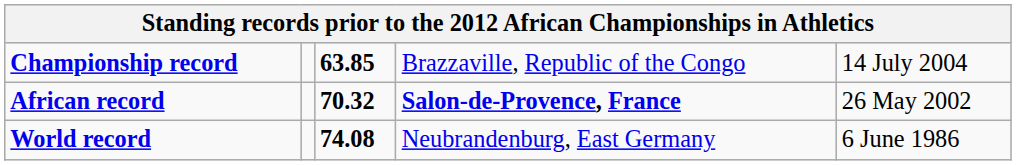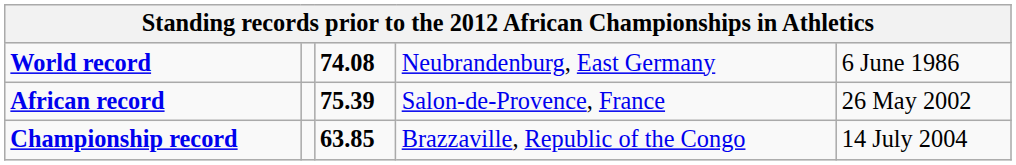rows swapped: (81, 139) <-> (124, 62)
(347, 100) 70.32 -> (347, 100) 75.39
(541, 100) bold -> (533, 100) normal
